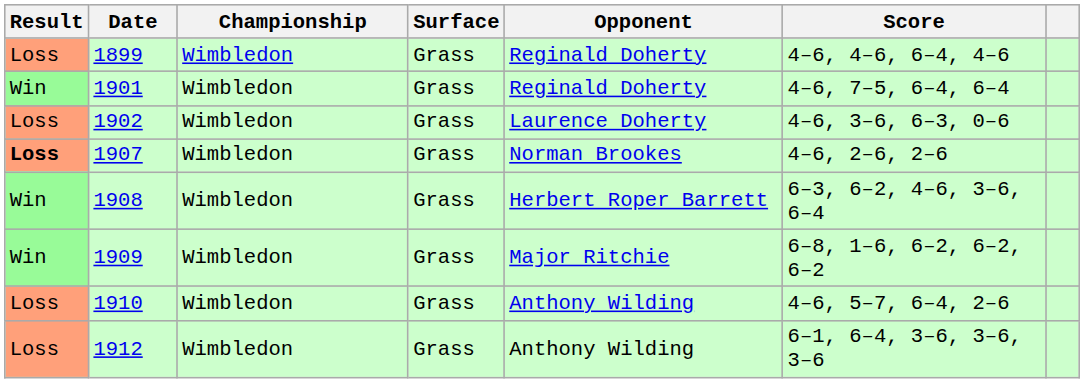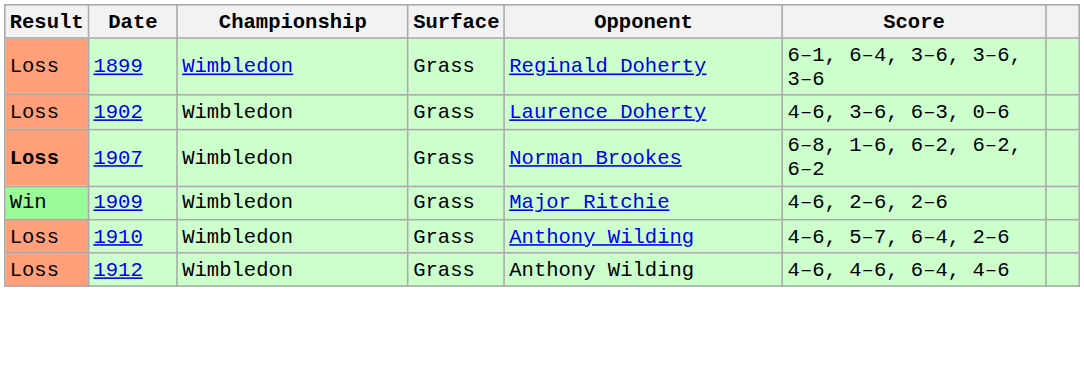(899, 55) 4–6, 4–6, 6–4, 4–6 -> (905, 67) 6–1, 6–4, 3–6, 3–6, 3–6
- row: (118, 88)
(868, 155) 4–6, 2–6, 2–6 -> (905, 158) 6–8, 1–6, 6–2, 6–2, 6–2
- row: (118, 201)
(905, 258) 6–8, 1–6, 6–2, 6–2, 6–2 -> (868, 203) 4–6, 2–6, 2–6
(905, 349) 6–1, 6–4, 3–6, 3–6, 3–6 -> (899, 270) 4–6, 4–6, 6–4, 4–6
